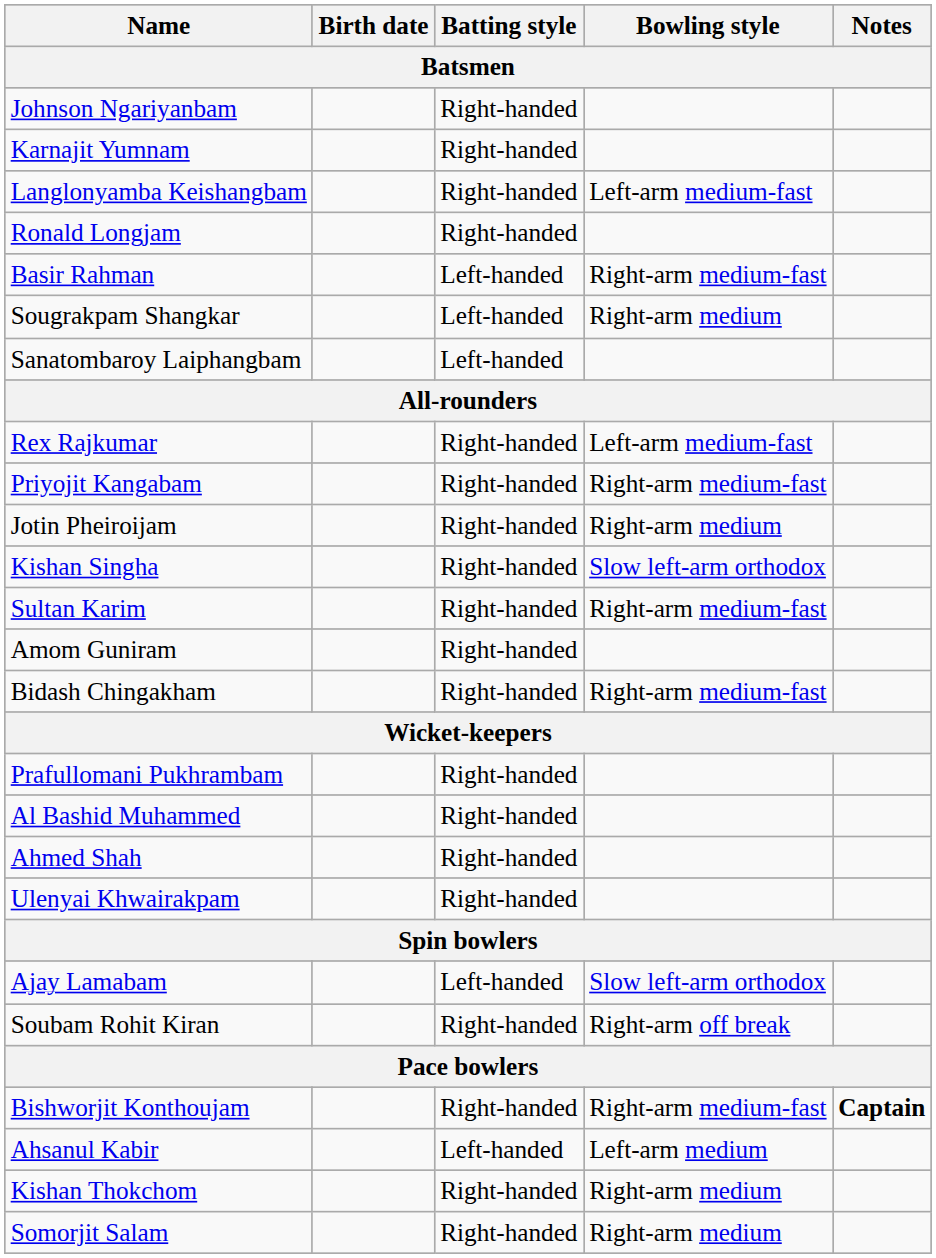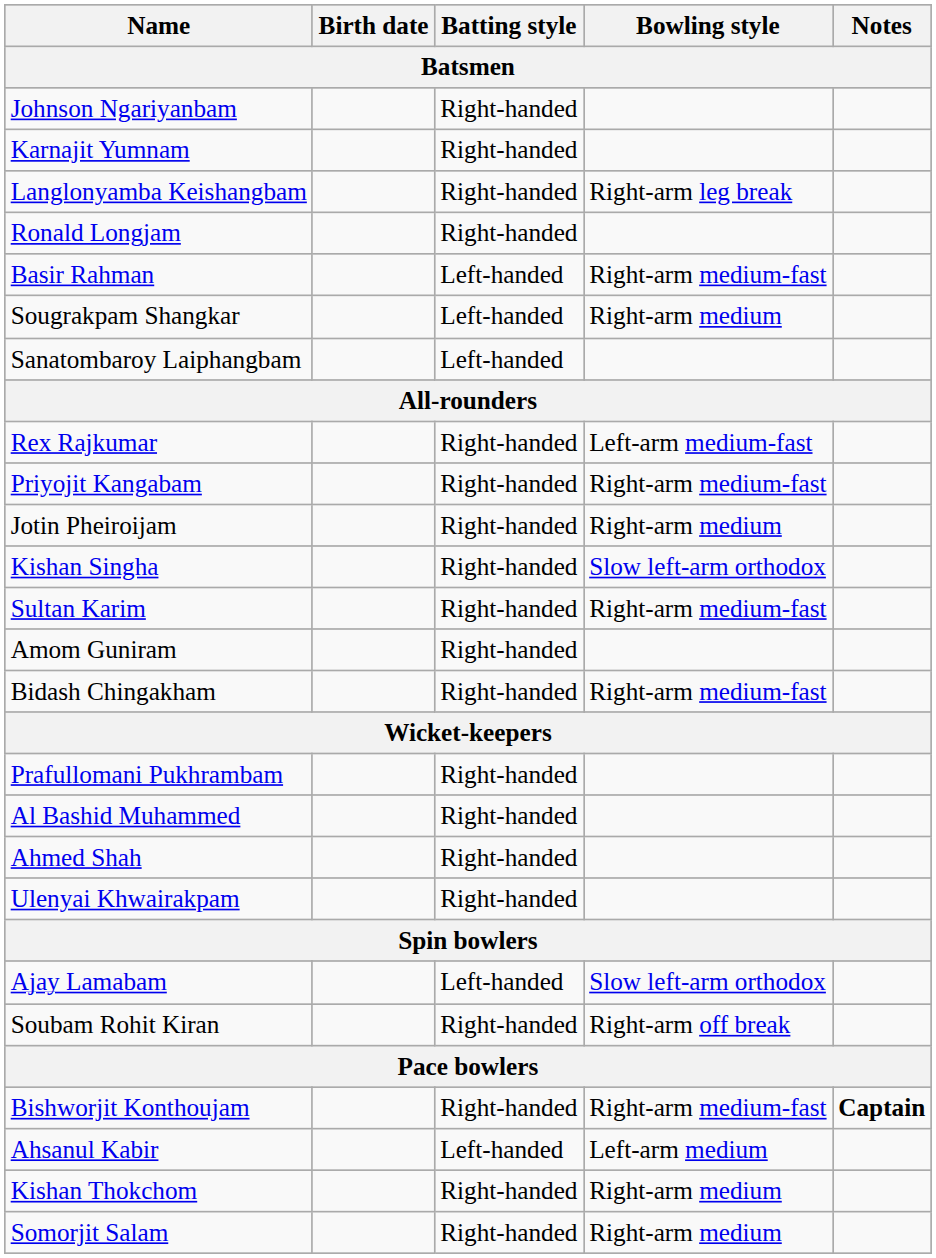(701, 191) Left-arm medium-fast -> (691, 191) Right-arm leg break
